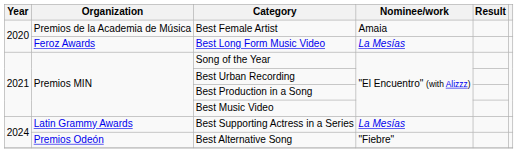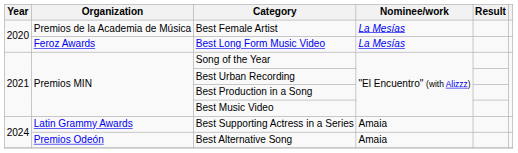(373, 28) Amaia -> (382, 28) La Mesías
(382, 124) La Mesías -> (373, 124) Amaia
(376, 140) "Fiebre" -> (373, 140) Amaia
